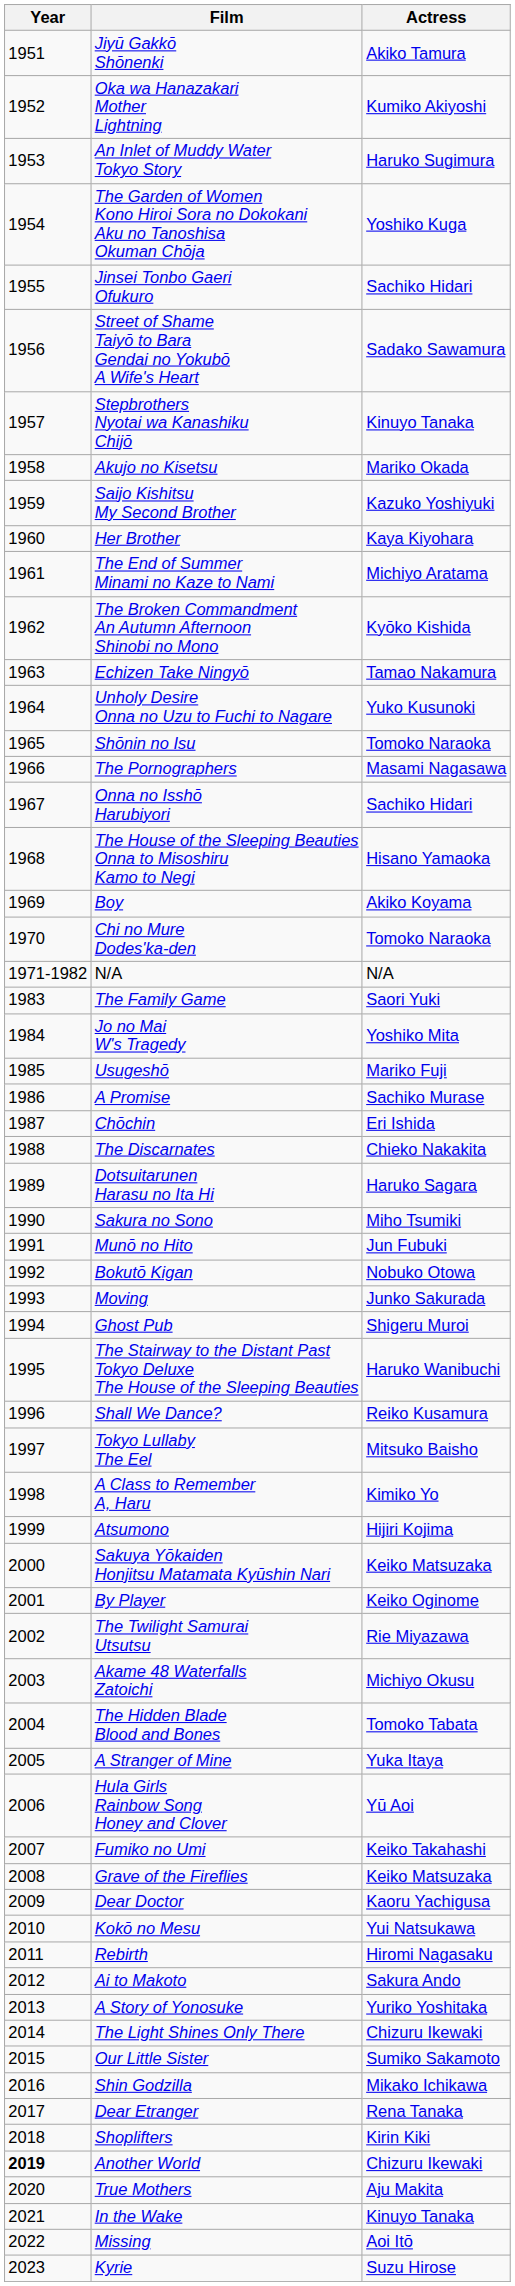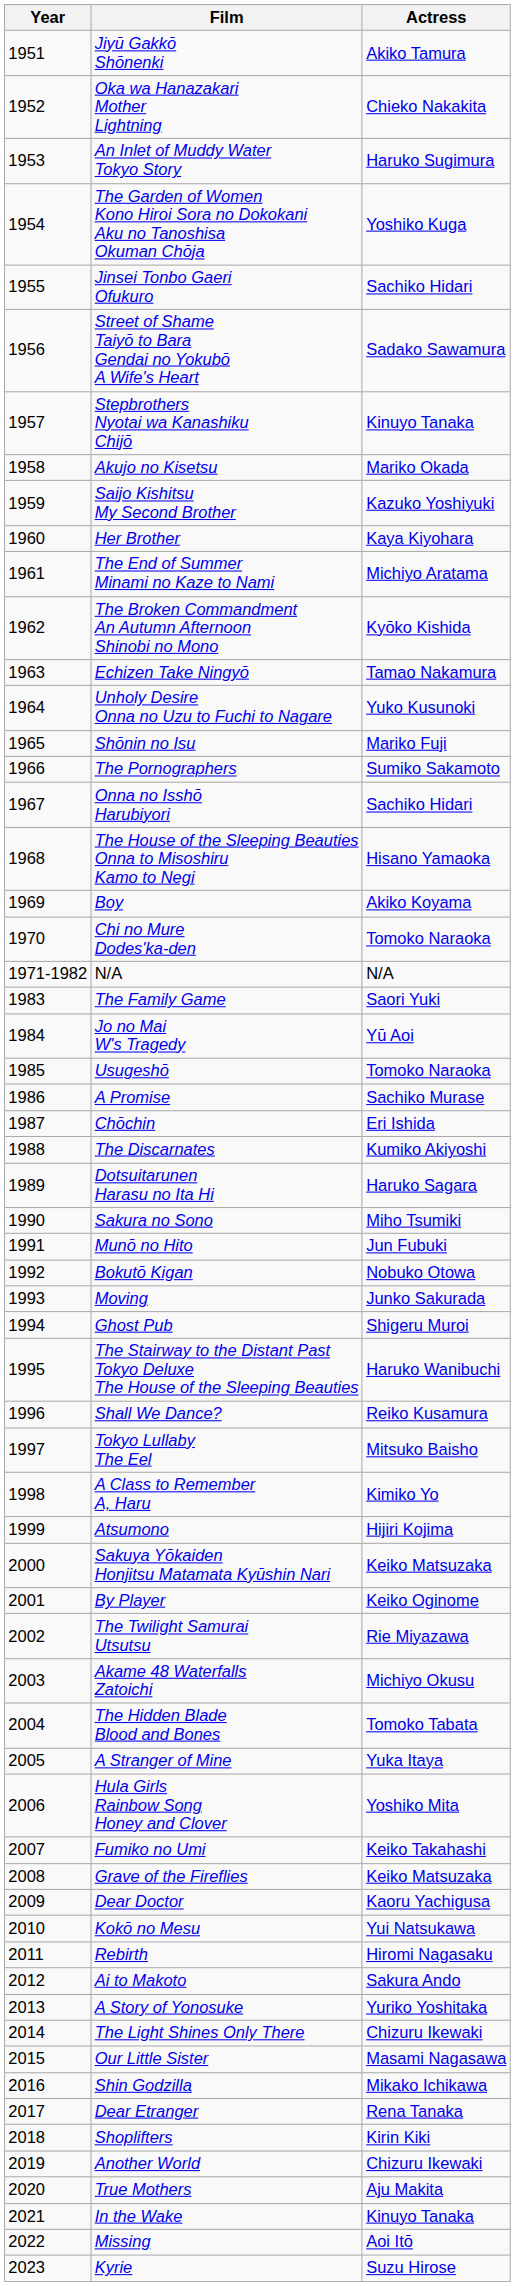(426, 106) Kumiko Akiyoshi -> (426, 106) Chieko Nakakita
(428, 743) Tomoko Naraoka -> (406, 743) Mariko Fuji
(436, 769) Masami Nagasawa -> (433, 769) Sumiko Sakamoto
(413, 1035) Yoshiko Mita -> (390, 1035) Yū Aoi
(406, 1071) Mariko Fuji -> (428, 1071) Tomoko Naraoka
(426, 1149) Chieko Nakakita -> (426, 1149) Kumiko Akiyoshi
(390, 1805) Yū Aoi -> (413, 1805) Yoshiko Mita
(433, 2059) Sumiko Sakamoto -> (436, 2059) Masami Nagasawa
(27, 2163) bold -> (27, 2163) normal
